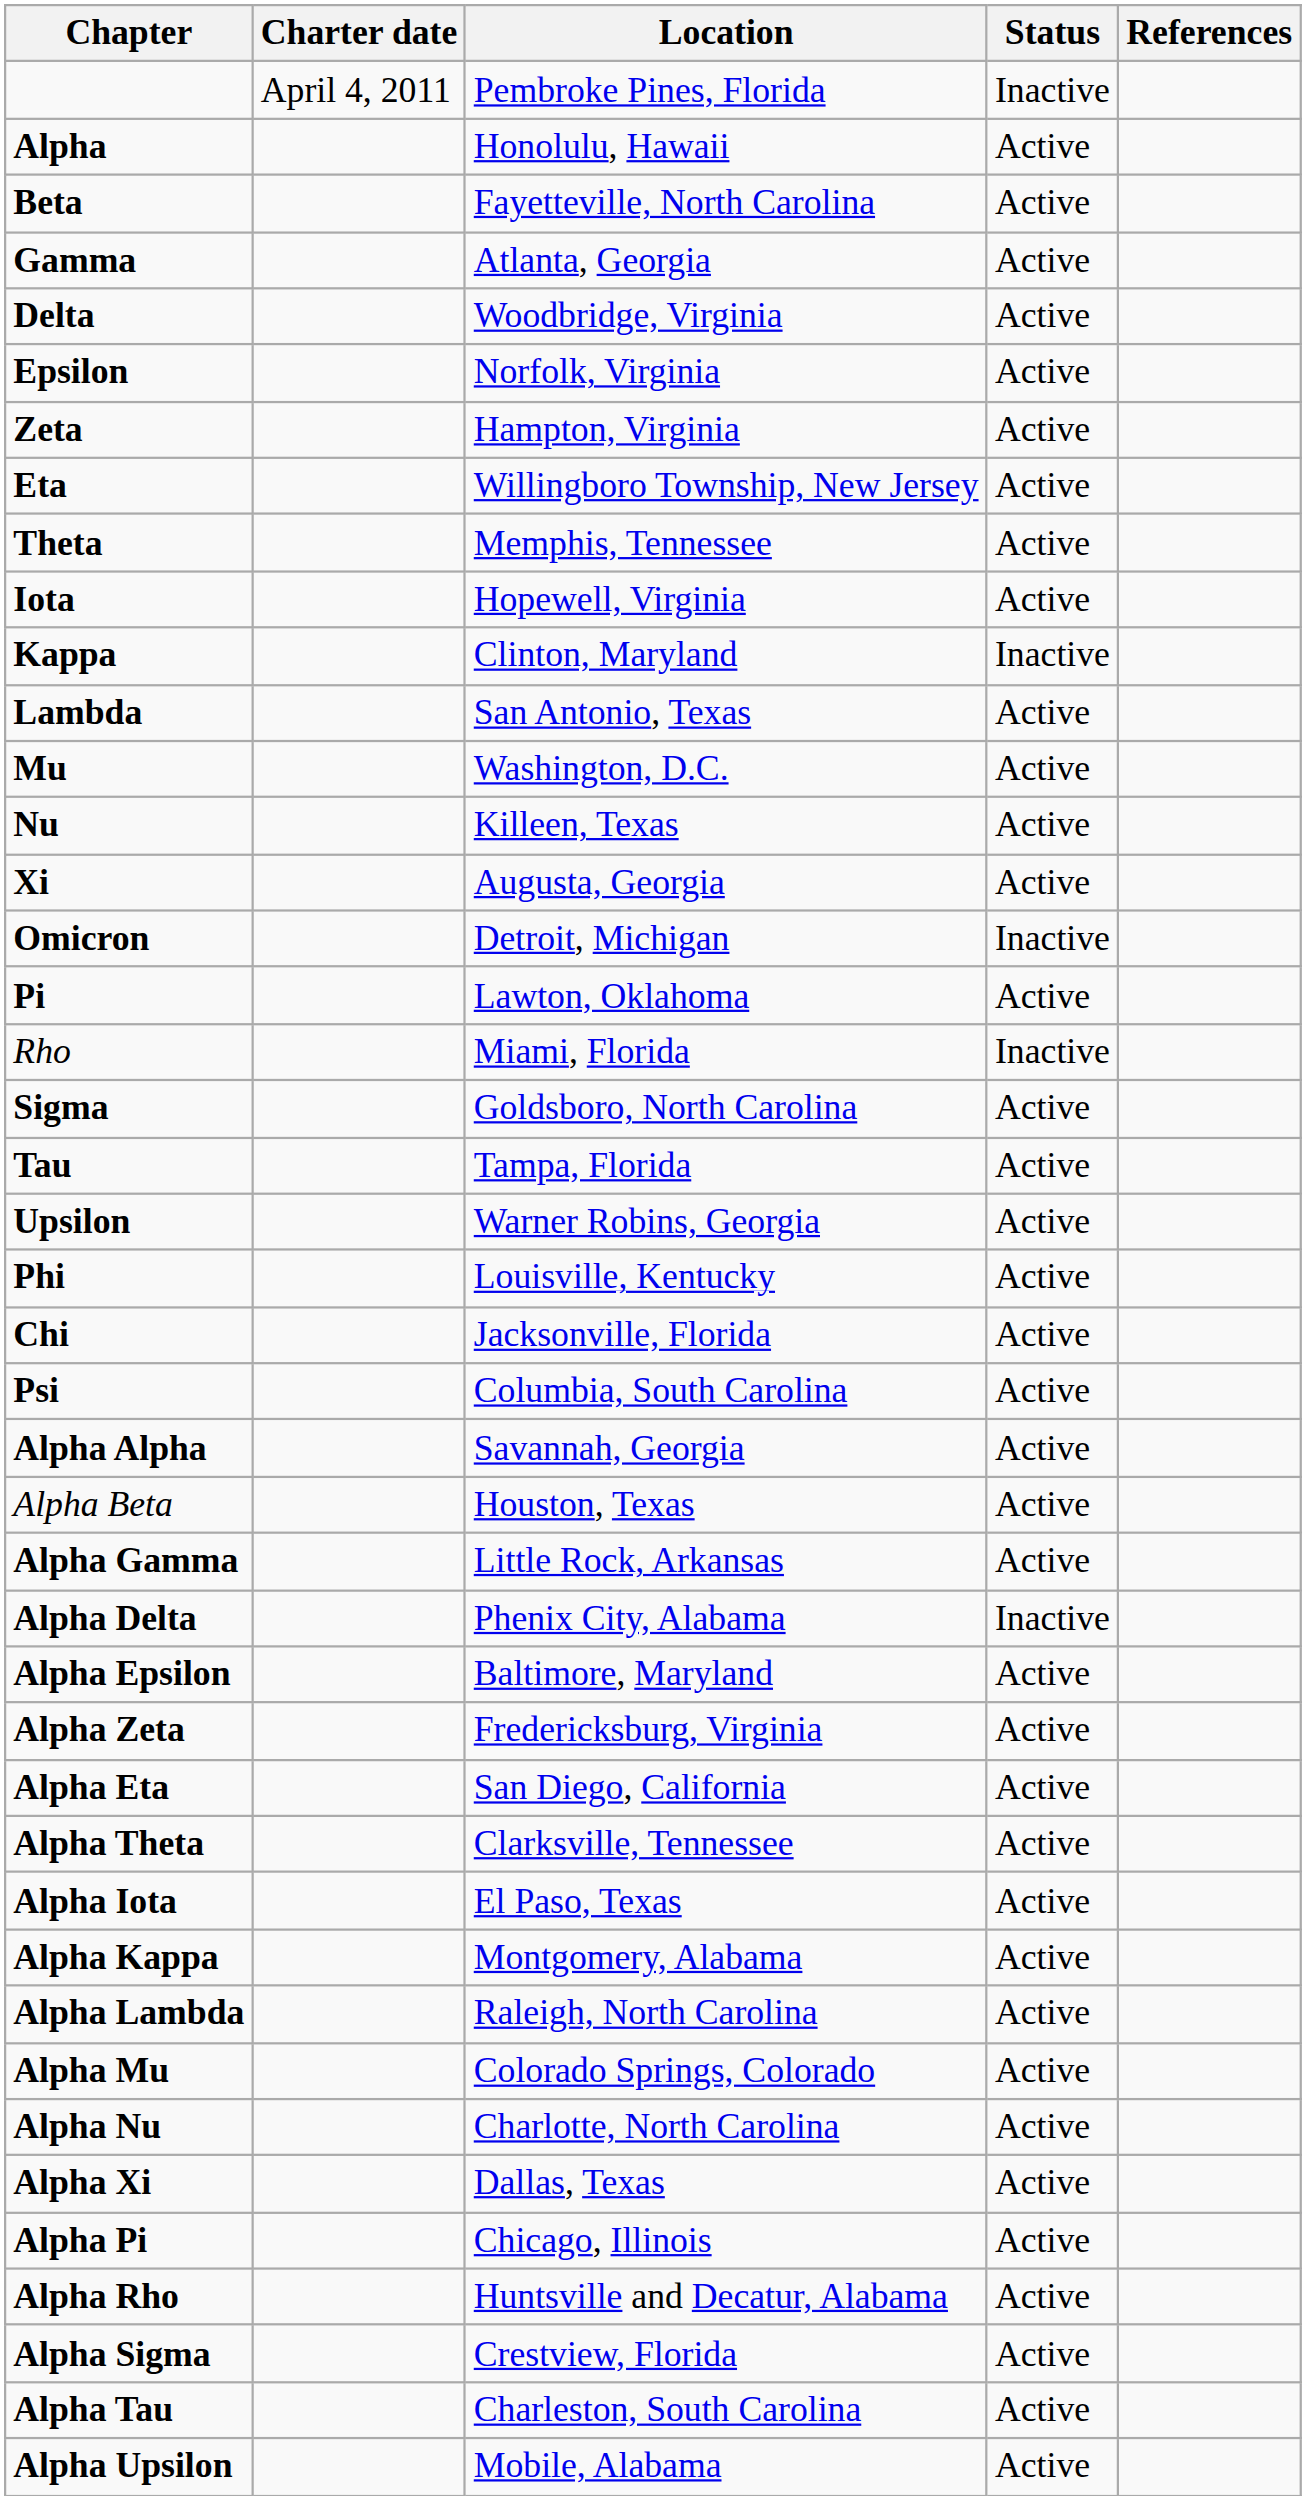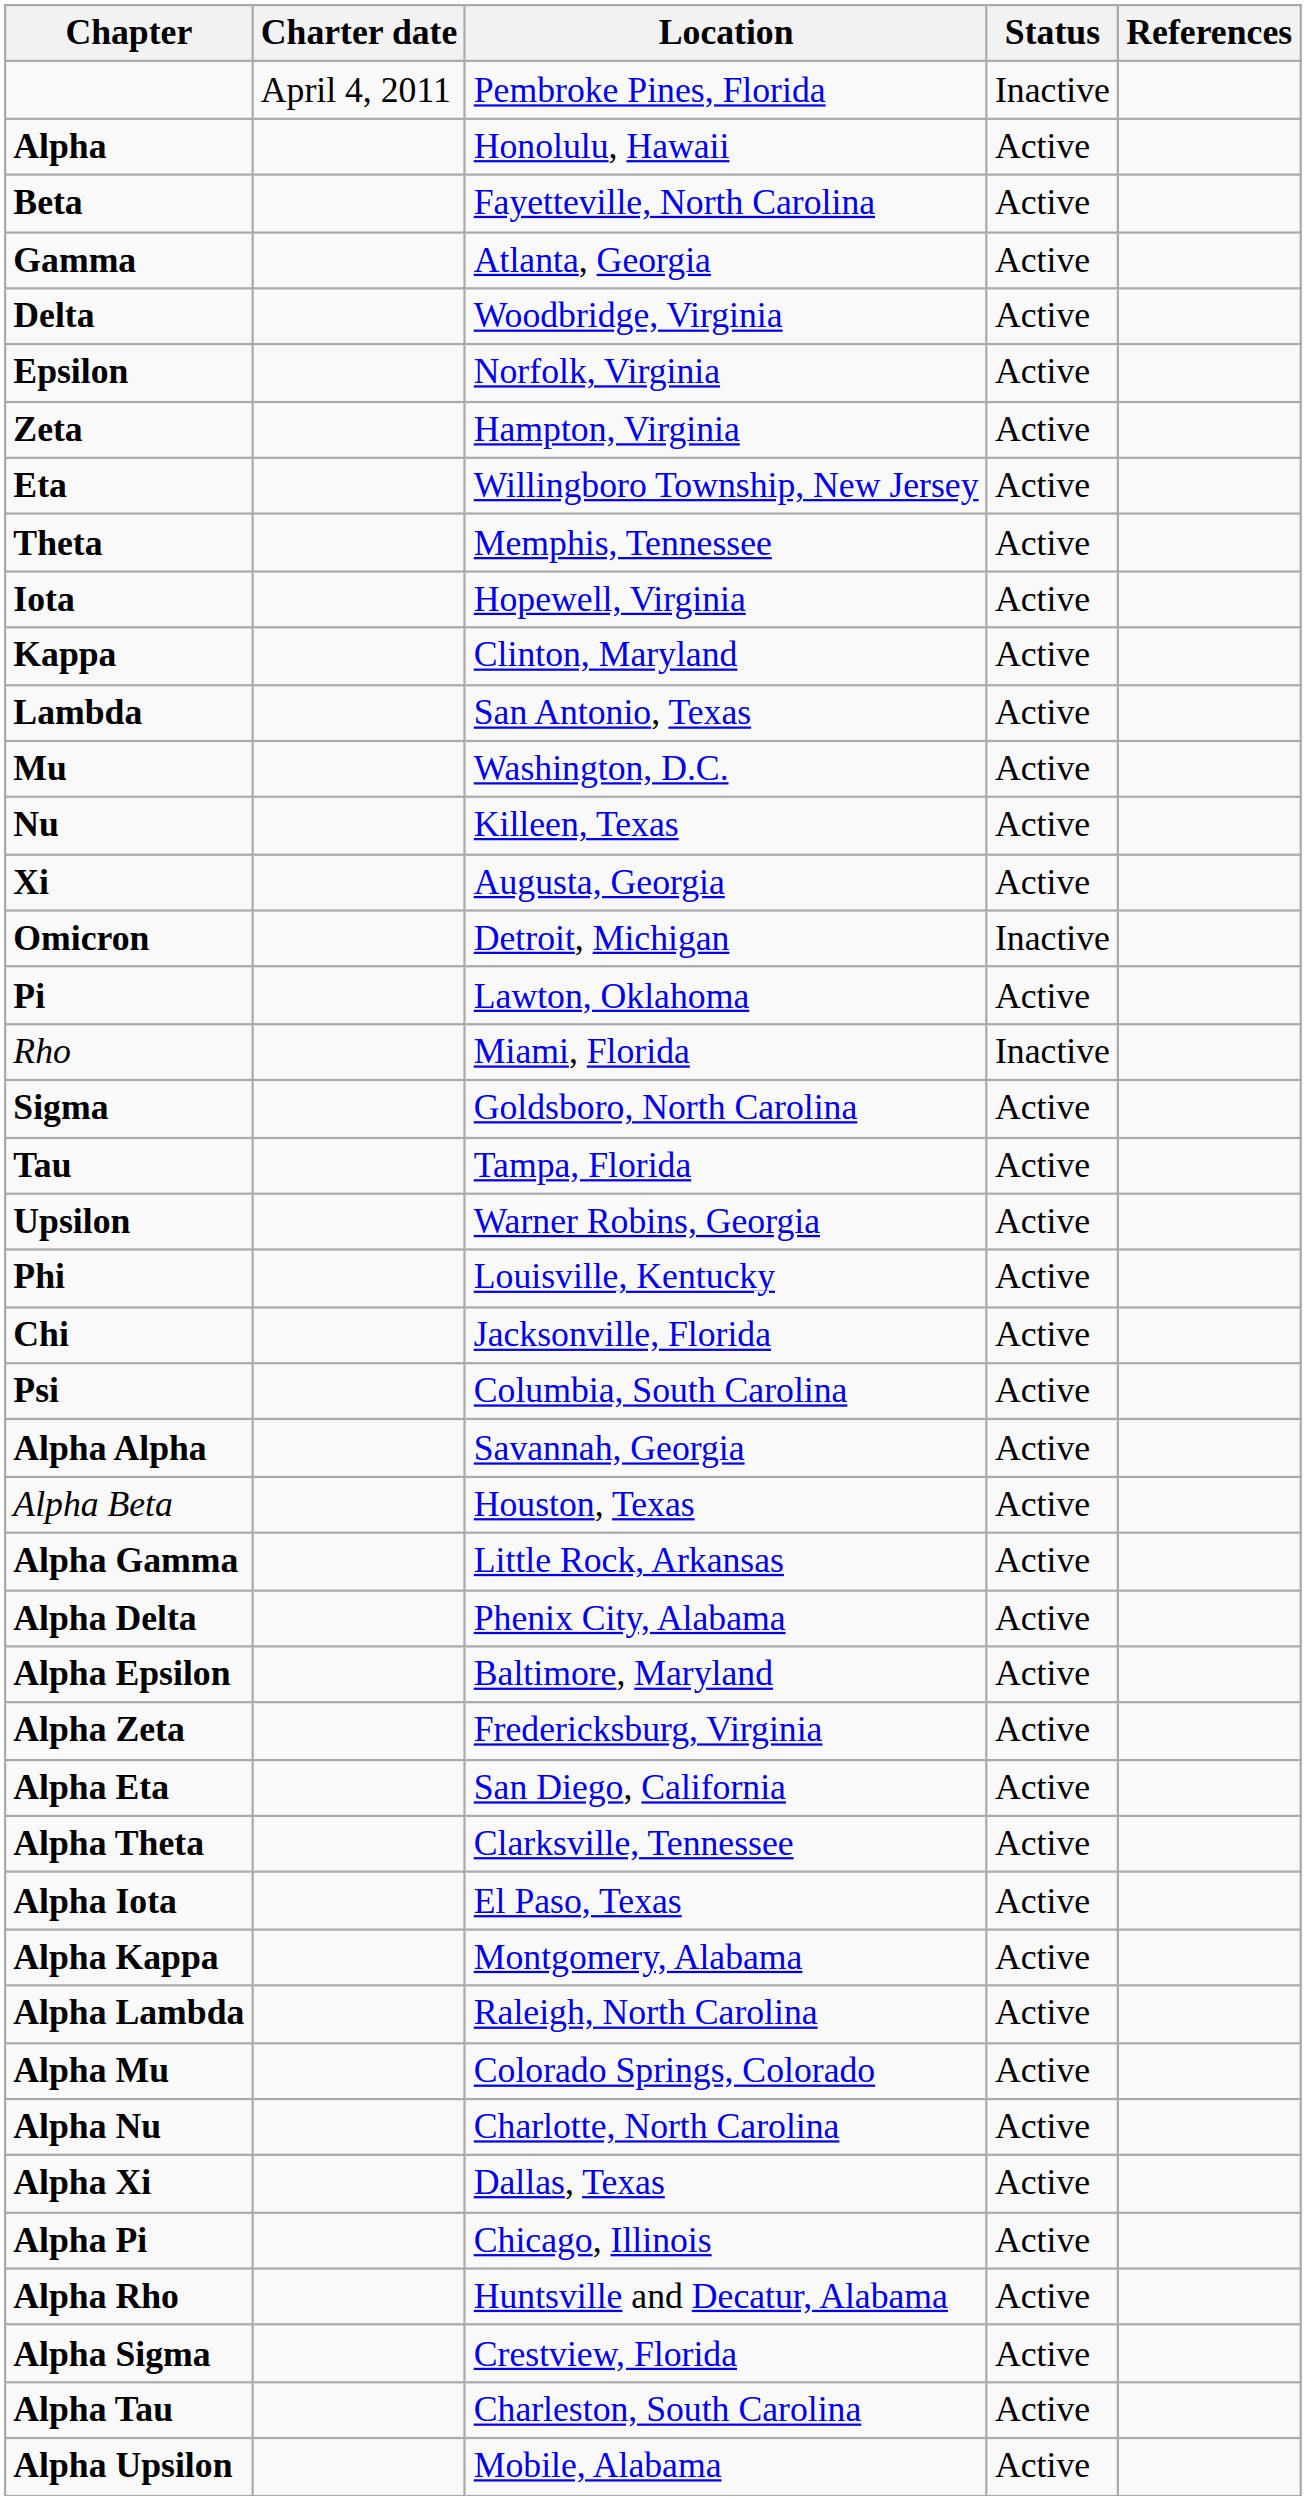(1052, 655) Inactive -> (1043, 655) Active
(1052, 1617) Inactive -> (1043, 1617) Active
